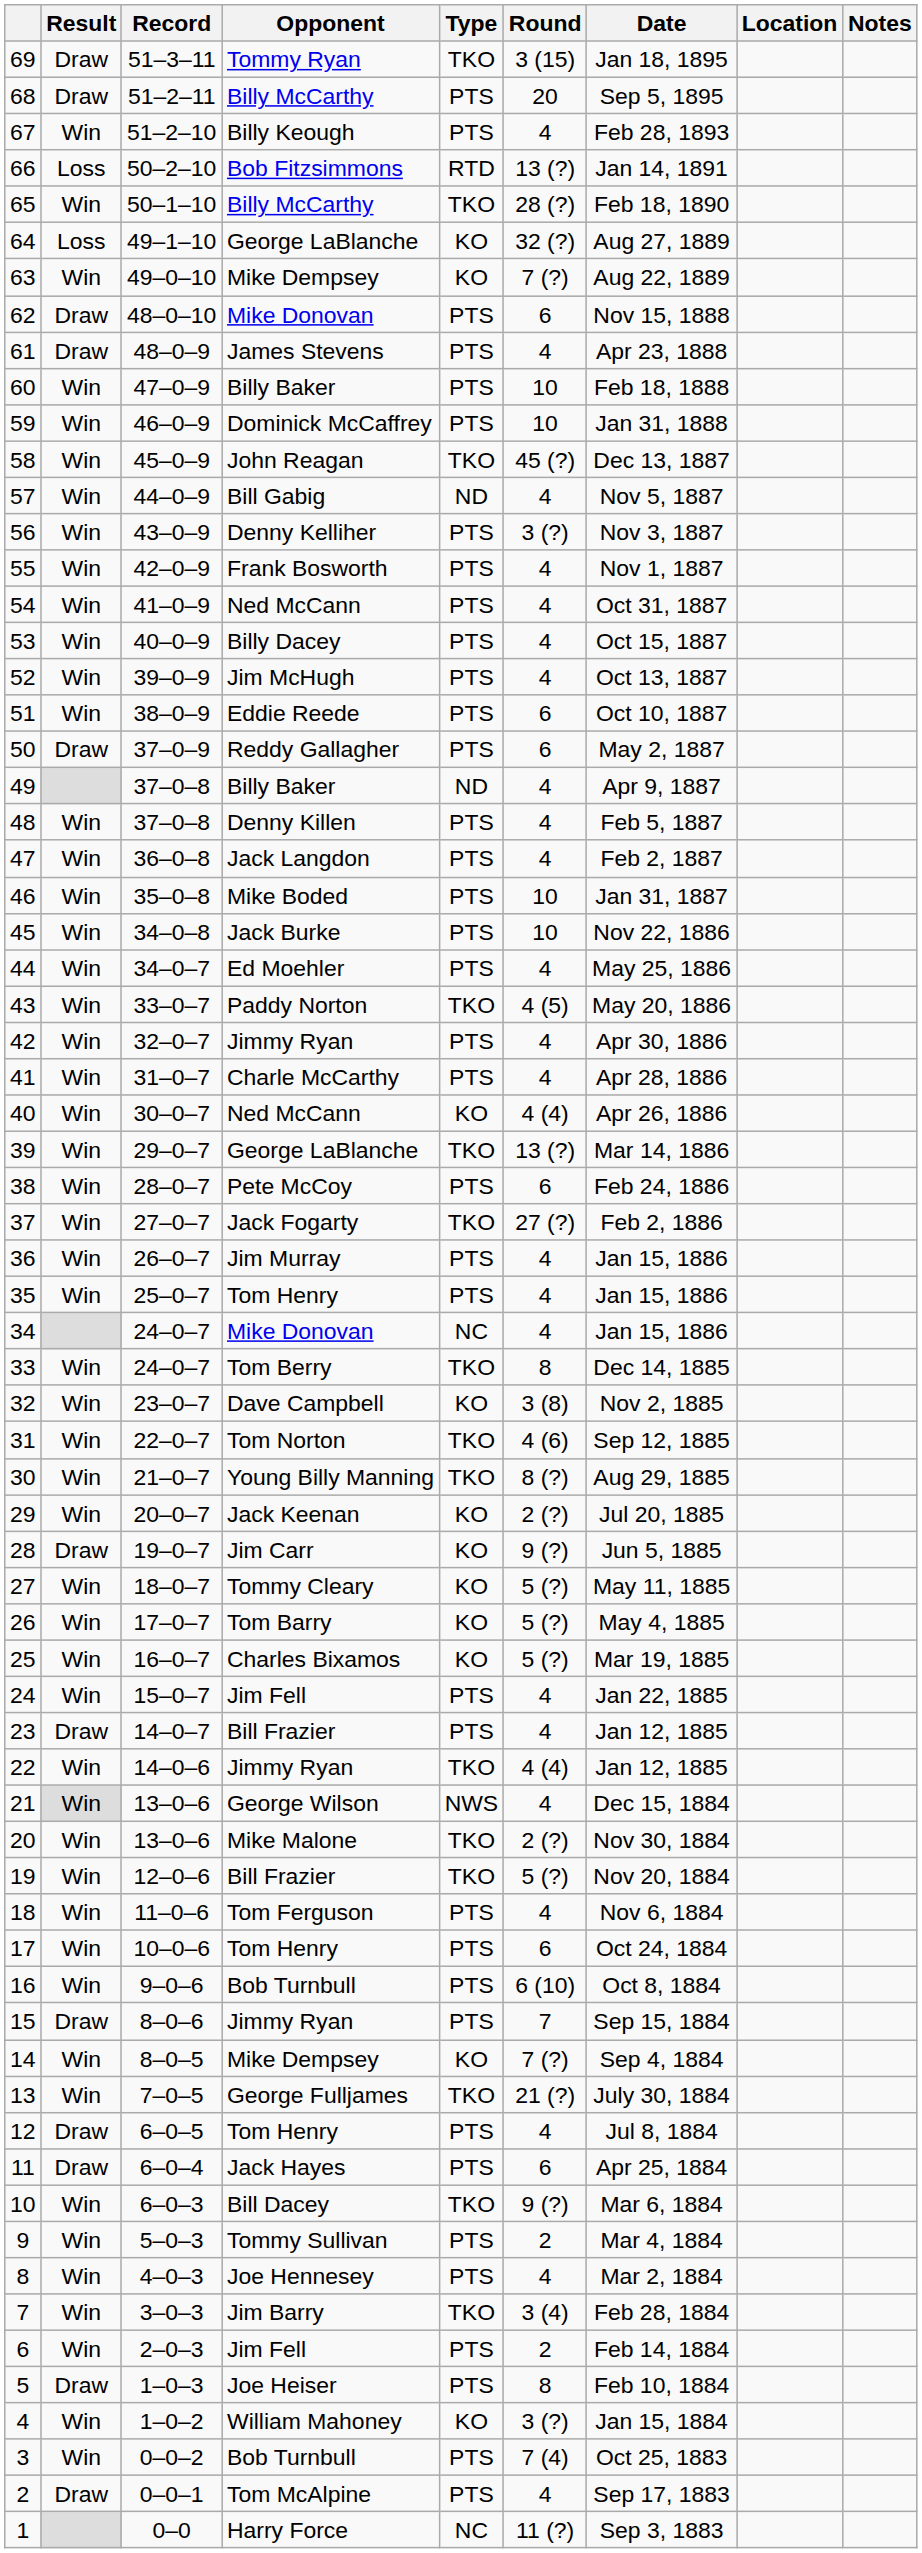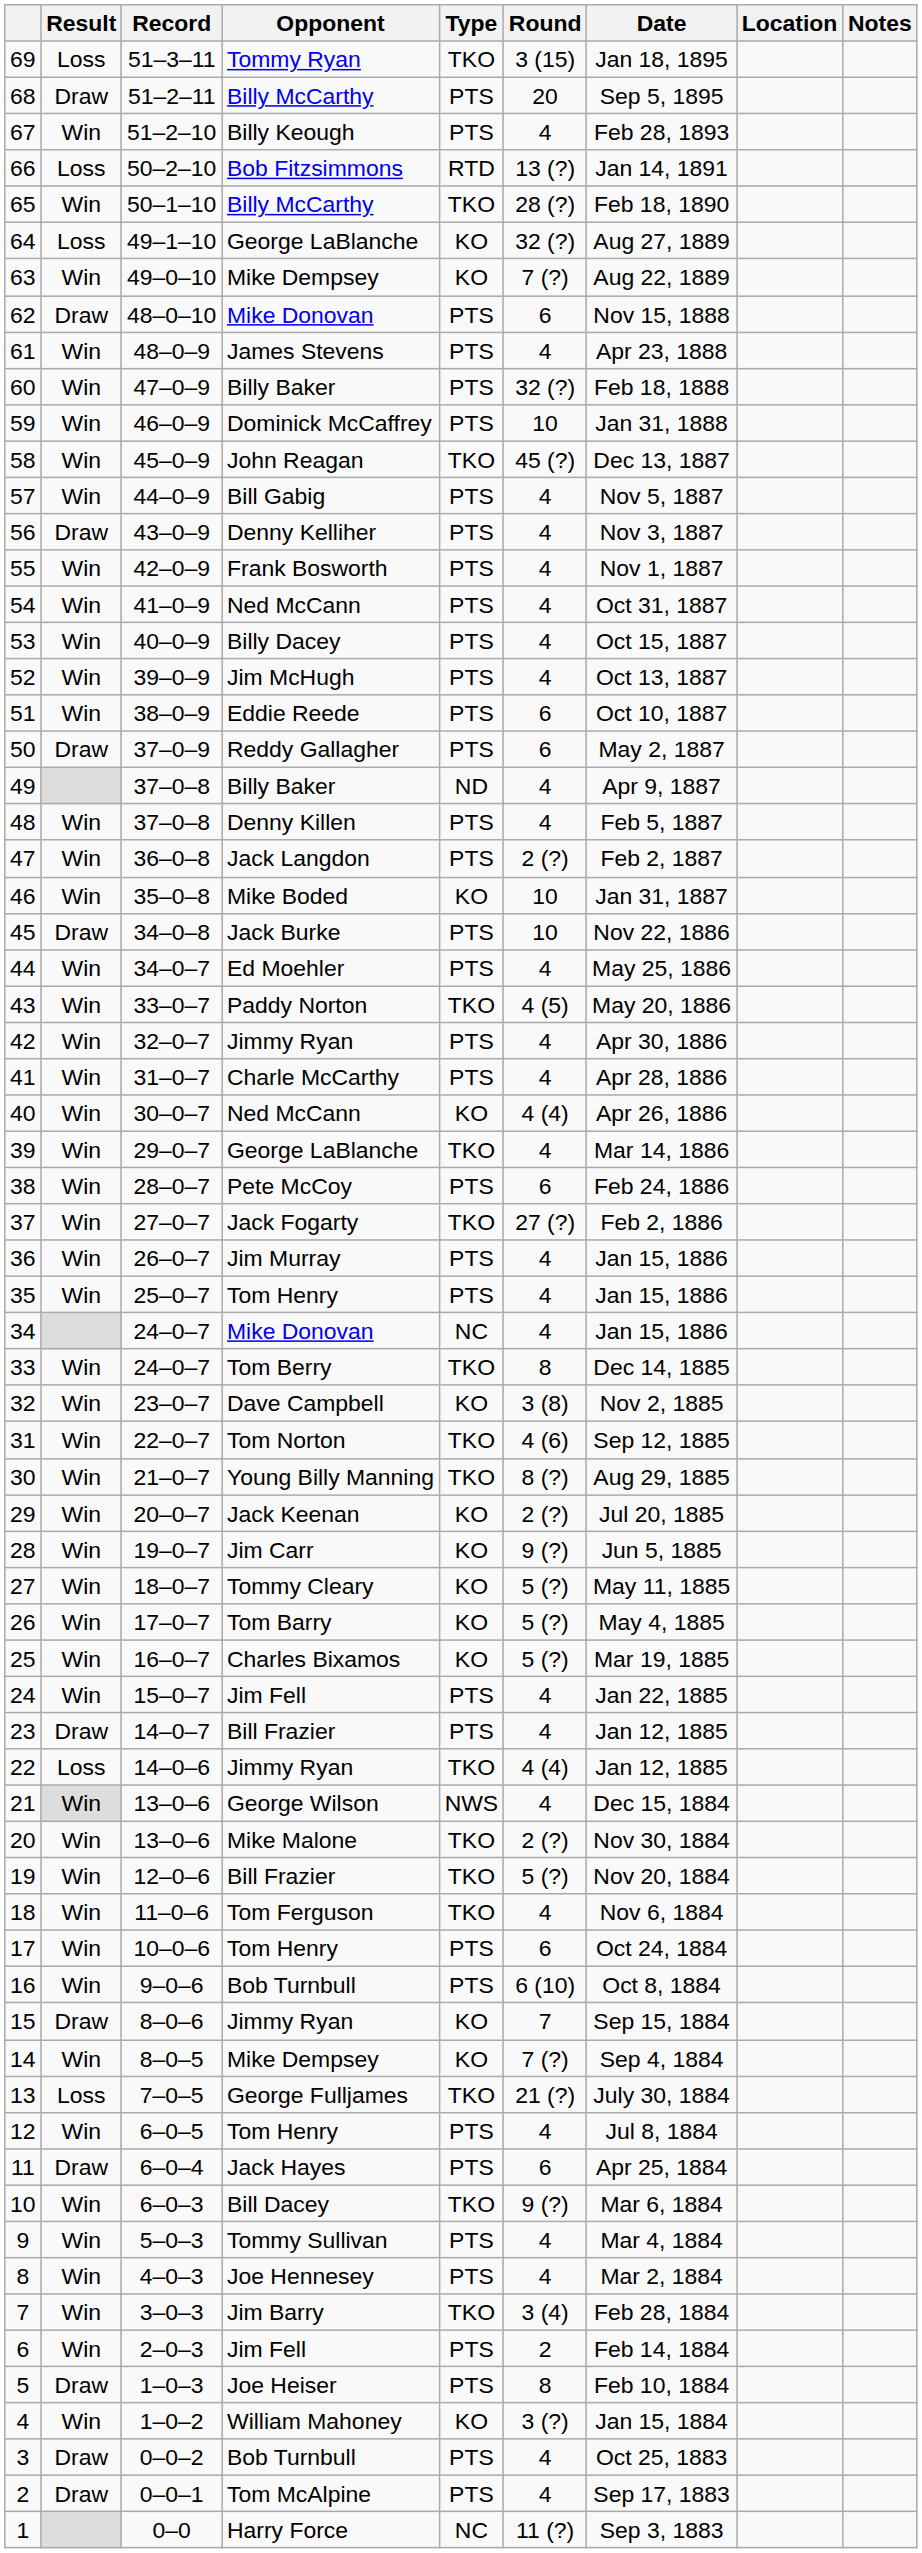(81, 59) Draw -> (81, 59) Loss
(81, 350) Draw -> (81, 350) Win
(545, 386) 10 -> (545, 386) 32 (?)
(471, 495) ND -> (471, 495) PTS
(81, 532) Win -> (81, 532) Draw
(545, 532) 3 (?) -> (545, 532) 4
(545, 859) 4 -> (545, 859) 2 (?)
(471, 895) PTS -> (471, 895) KO
(81, 931) Win -> (81, 931) Draw
(545, 1149) 13 (?) -> (545, 1149) 4
(81, 1549) Draw -> (81, 1549) Win
(81, 1767) Win -> (81, 1767) Loss
(471, 1912) PTS -> (471, 1912) TKO
(471, 2022) PTS -> (471, 2022) KO
(81, 2094) Win -> (81, 2094) Loss
(81, 2131) Draw -> (81, 2131) Win
(545, 2240) 2 -> (545, 2240) 4
(81, 2458) Win -> (81, 2458) Draw
(545, 2458) 7 (4) -> (545, 2458) 4
